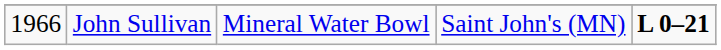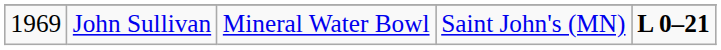(36, 24) 1966 -> (36, 24) 1969
